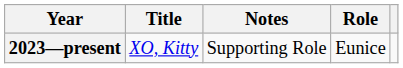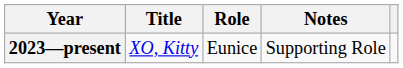columns swapped: (360, 18) <-> (267, 18)
